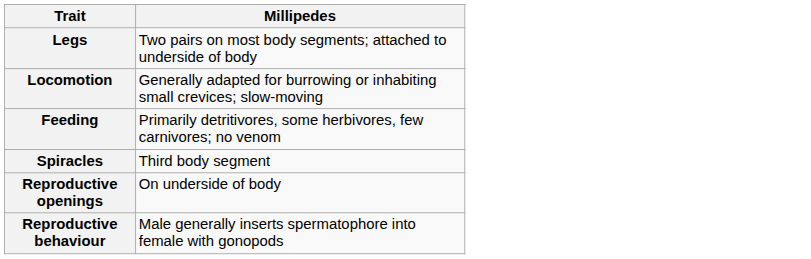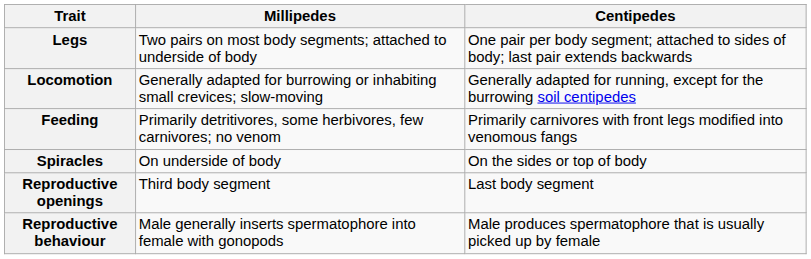+ column: (635, 16)
(205, 160) Third body segment -> (210, 160) On underside of body
(210, 184) On underside of body -> (205, 184) Third body segment
